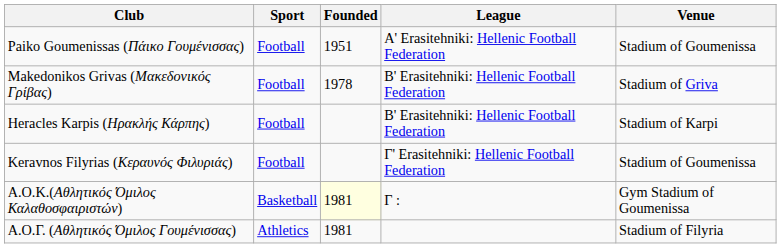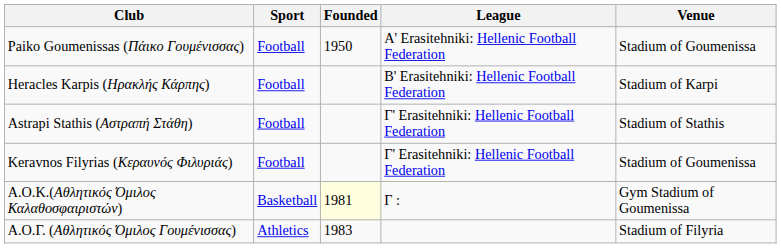(338, 46) 1951 -> (338, 46) 1950
- row: (109, 84)
+ row: (100, 123)
(338, 231) 1981 -> (338, 231) 1983
